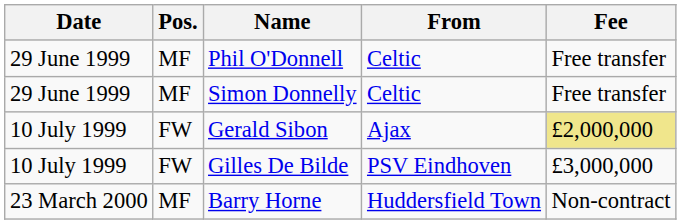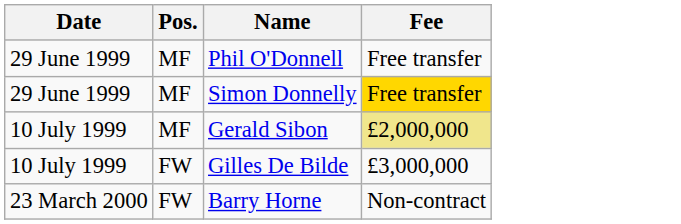- column: (454, 22)
(609, 93) no background -> (424, 93) gold background
(175, 129) FW -> (174, 129) MF
(174, 201) MF -> (175, 201) FW
